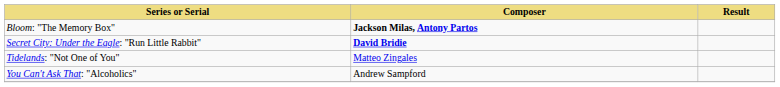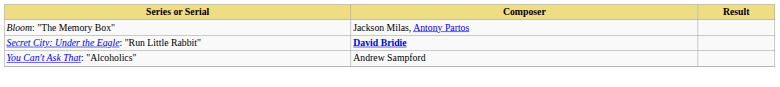(415, 27) bold -> (411, 27) normal
- row: (63, 58)
